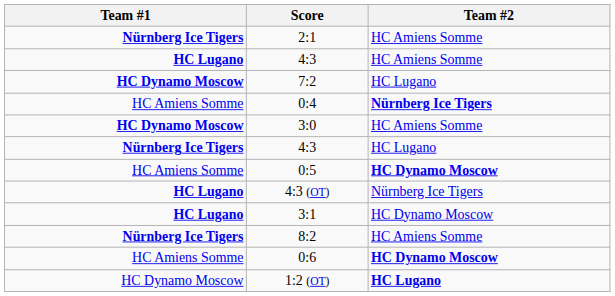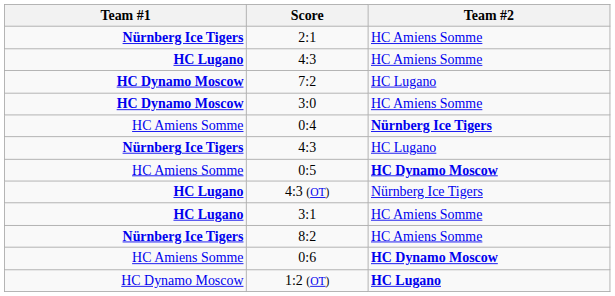rows swapped: (188, 103) <-> (180, 125)
(432, 214) HC Dynamo Moscow -> (427, 214) HC Amiens Somme
